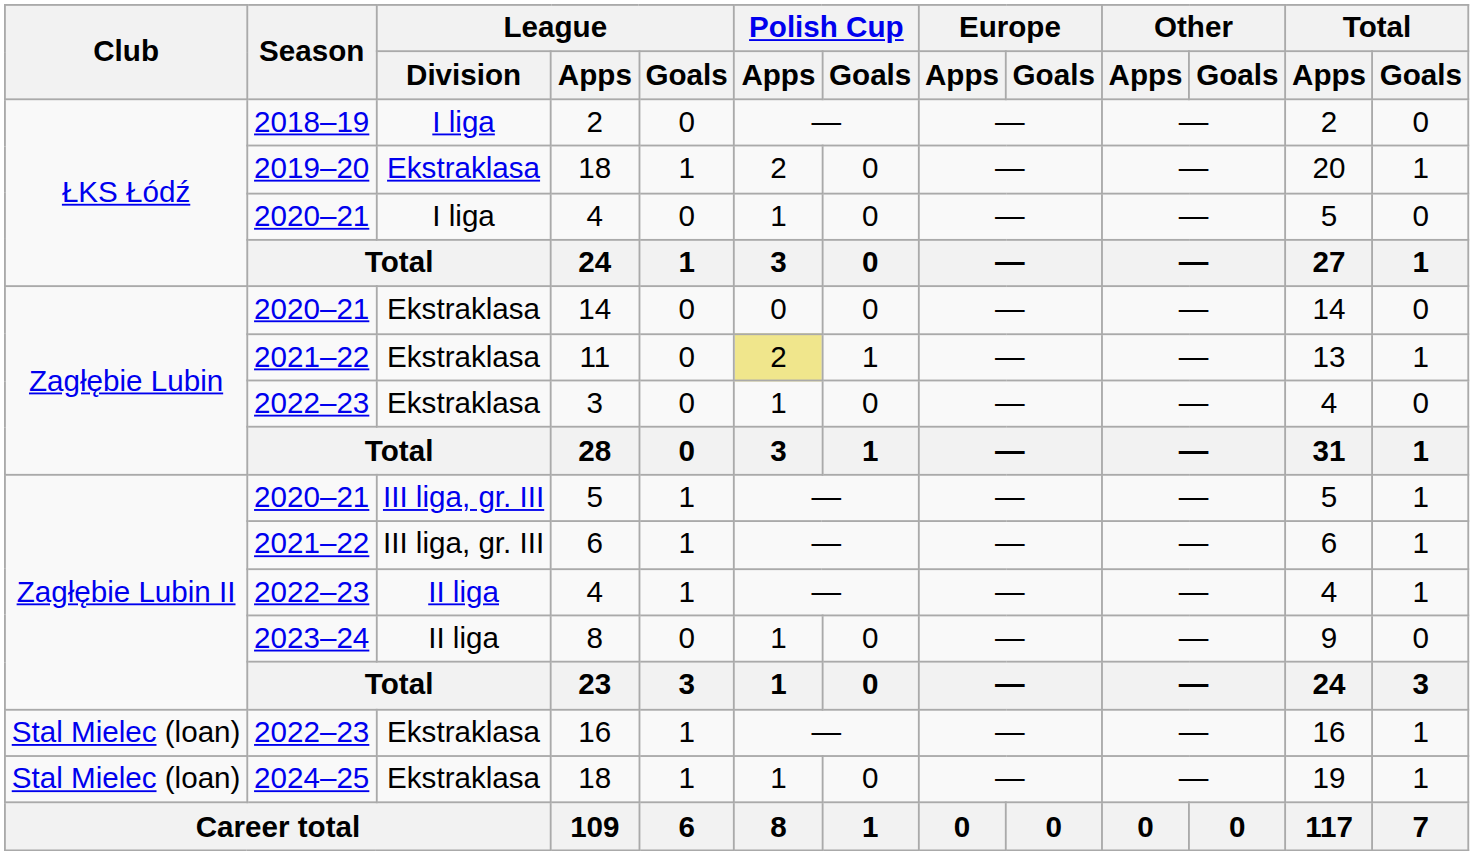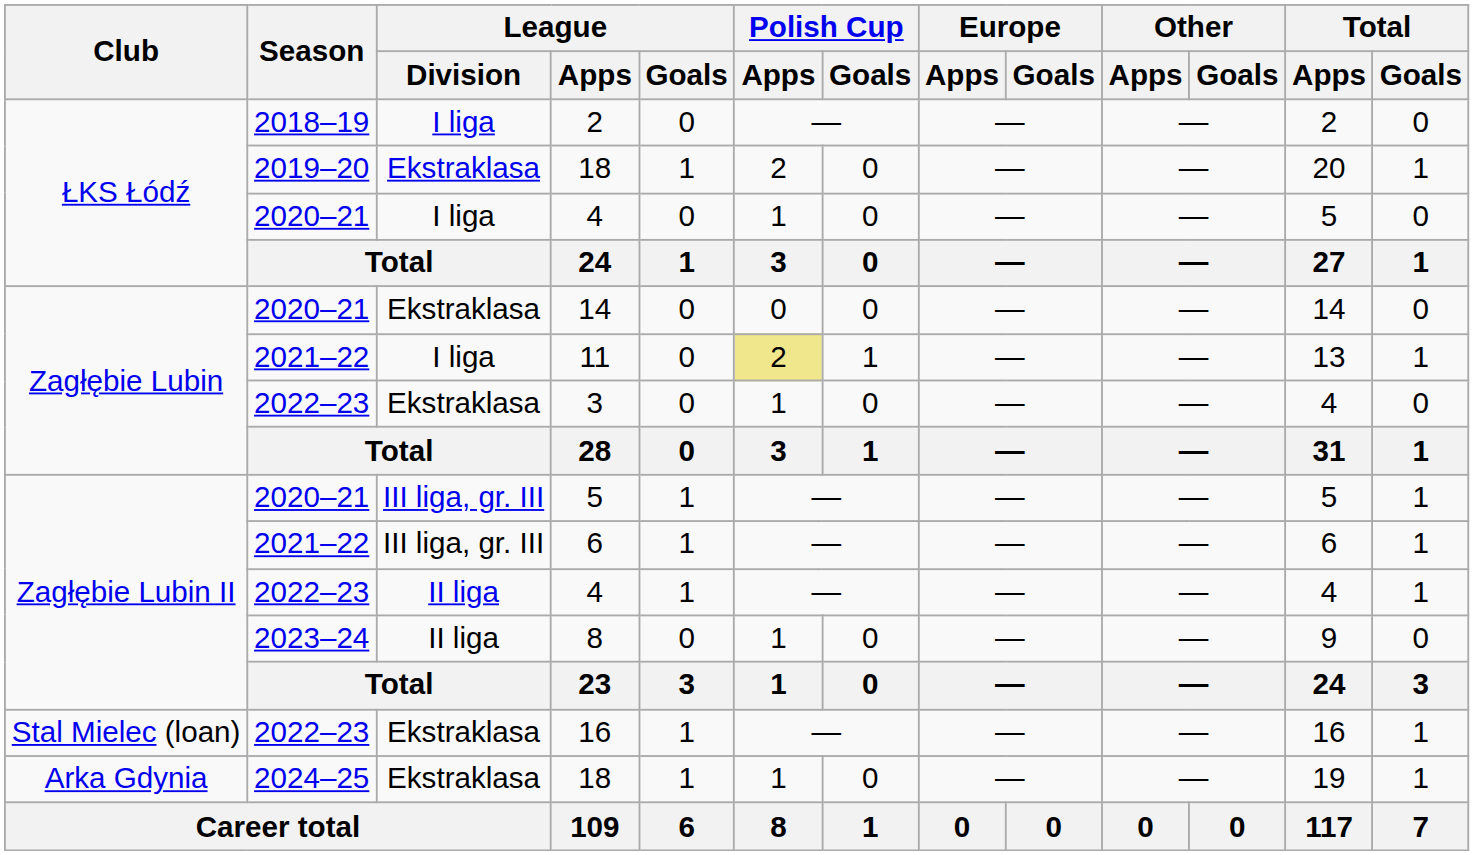(464, 356) Ekstraklasa -> (464, 356) I liga
(126, 779) Stal Mielec (loan) -> (126, 779) Arka Gdynia
